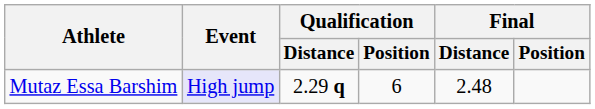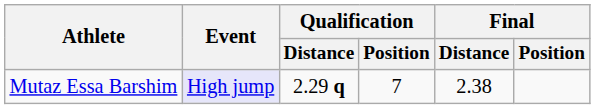(397, 86) 6 -> (397, 86) 7
(474, 86) 2.48 -> (474, 86) 2.38
